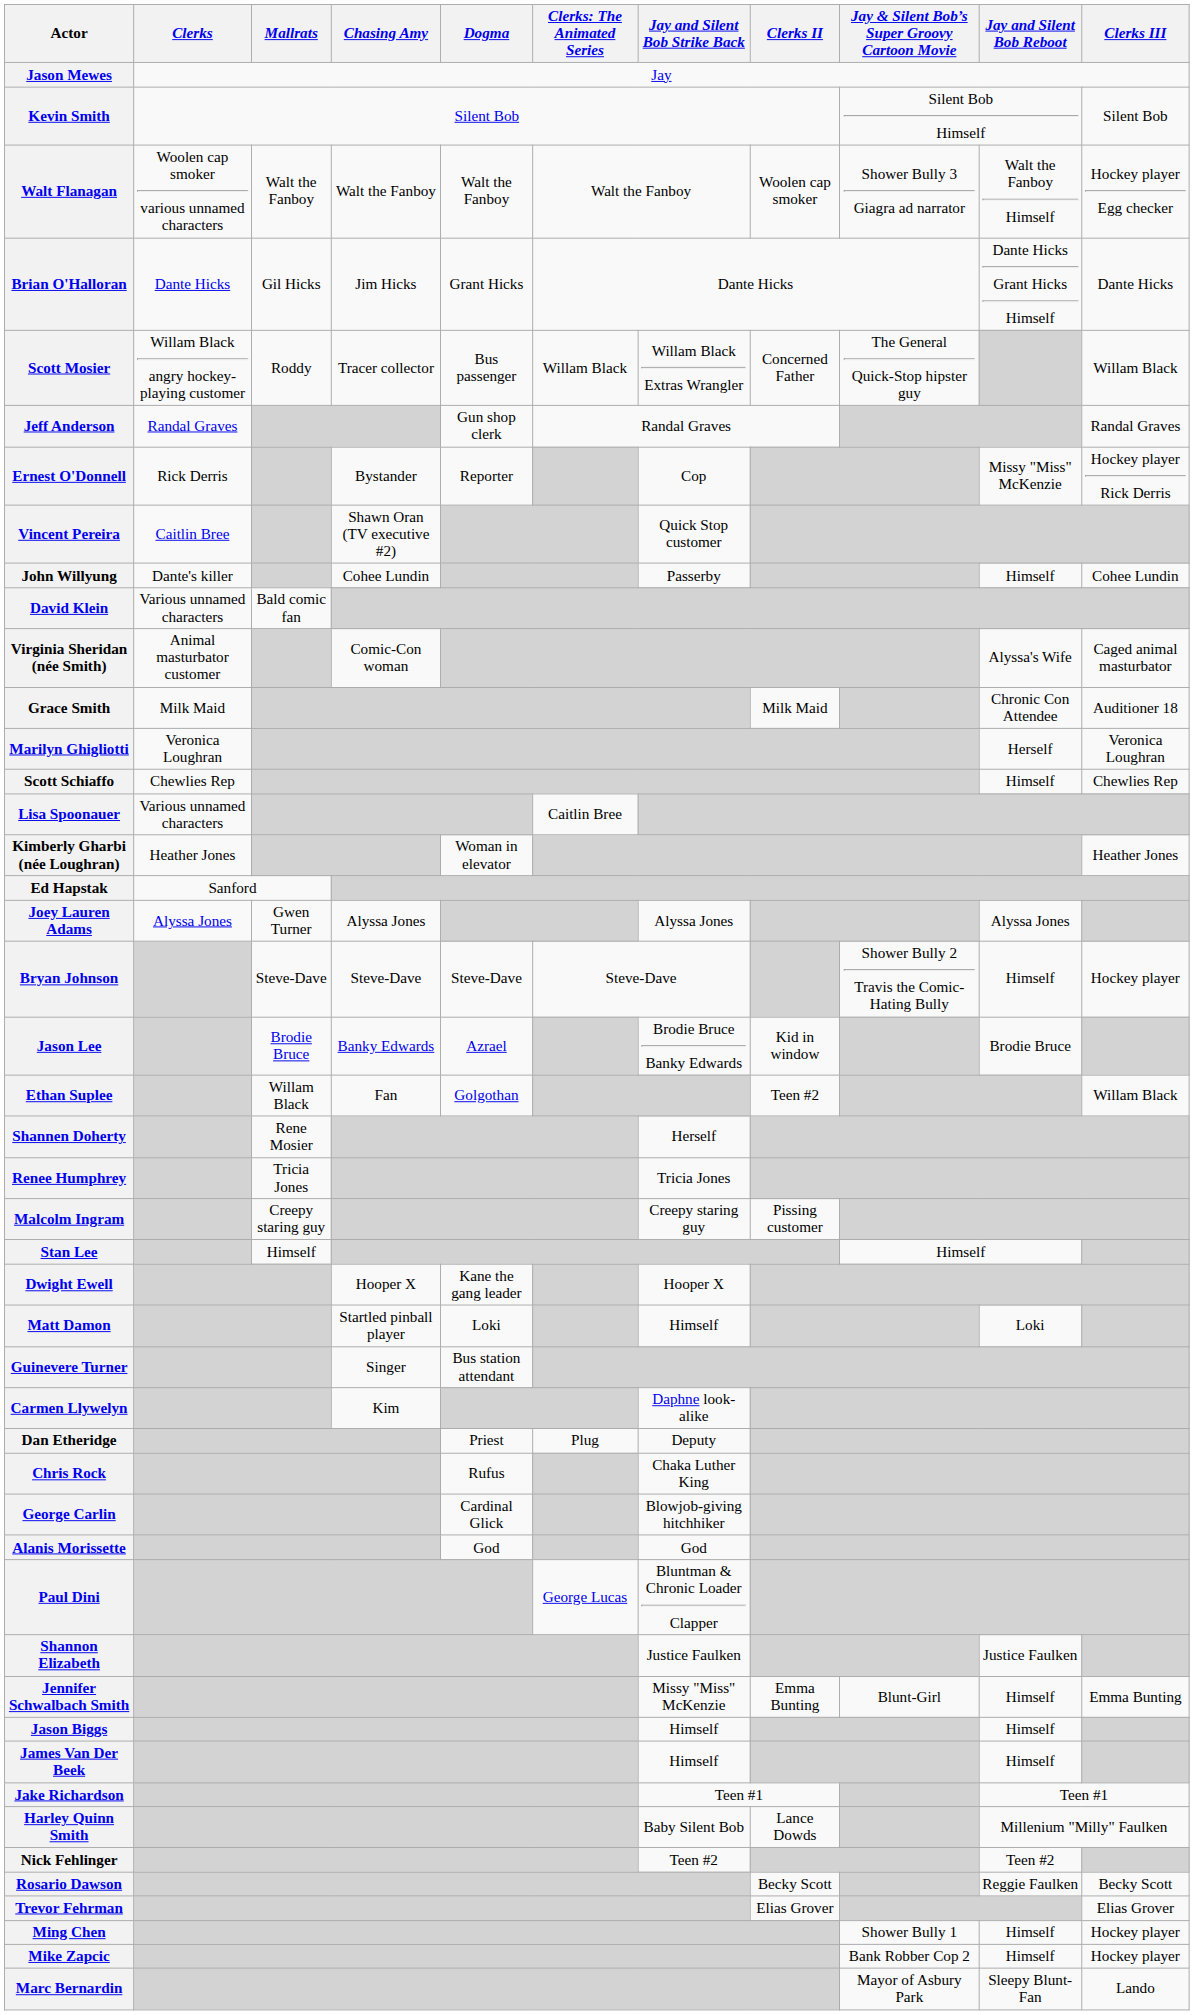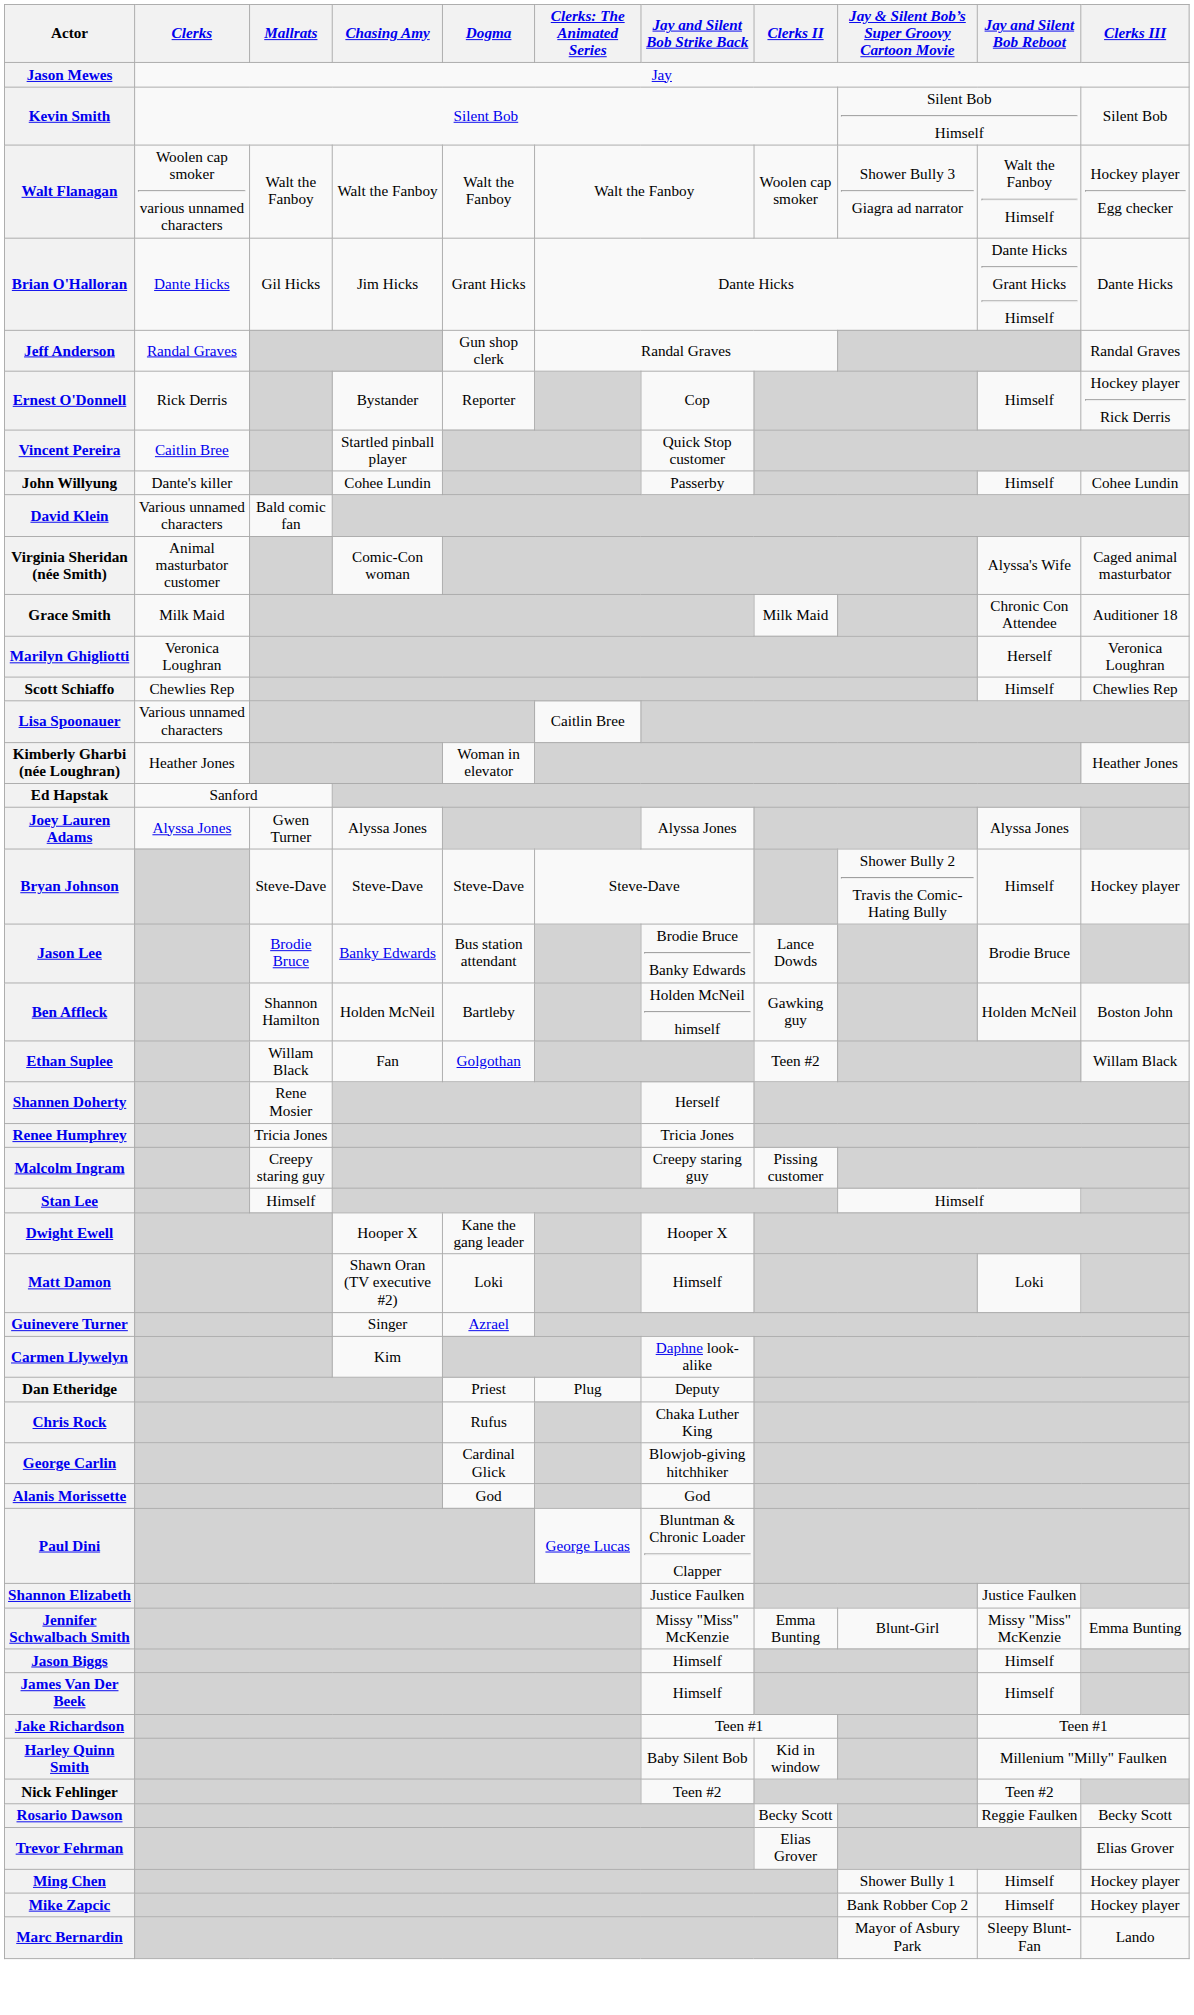- row: (69, 367)
(1030, 475) Missy "Miss" McKenzie -> (1029, 400) Himself
(386, 534) Shawn Oran (TV executive #2) -> (388, 450) Startled pinball player
(486, 1045) Azrael -> (489, 953) Bus station attendant
(795, 1045) Kid in window -> (796, 953) Lance Dowds
+ row: (69, 1011)
(386, 1325) Startled pinball player -> (388, 1283) Shawn Oran (TV executive #2)
(486, 1366) Bus station attendant -> (489, 1324) Azrael
(1030, 1696) Himself -> (1029, 1628) Missy "Miss" McKenzie
(795, 1827) Lance Dowds -> (796, 1758) Kid in window
